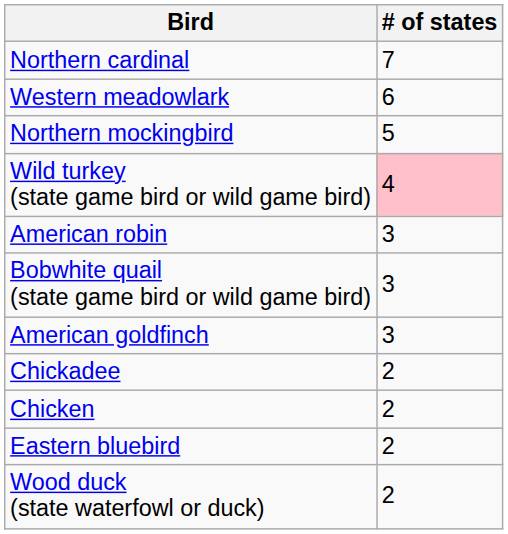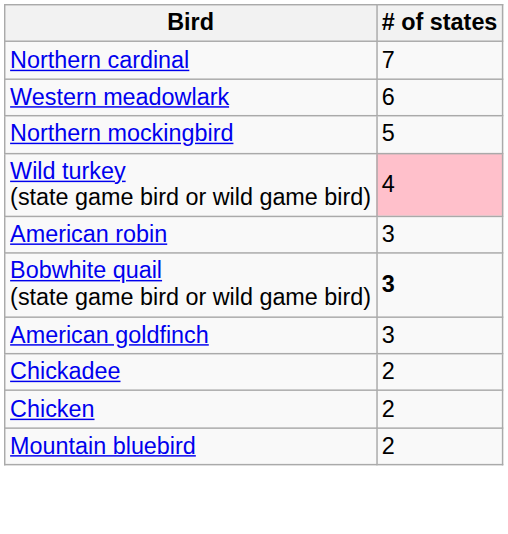(388, 284) normal -> (388, 284) bold
- row: (95, 446)
+ row: (103, 446)
- row: (137, 496)
